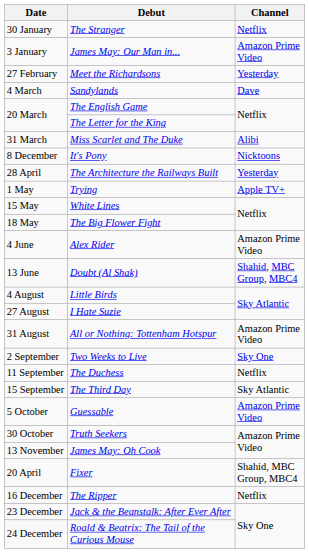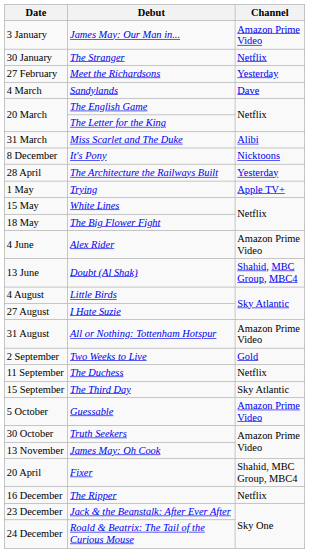rows swapped: (125, 51) <-> (97, 29)
(255, 356) Sky One -> (248, 356) Gold
